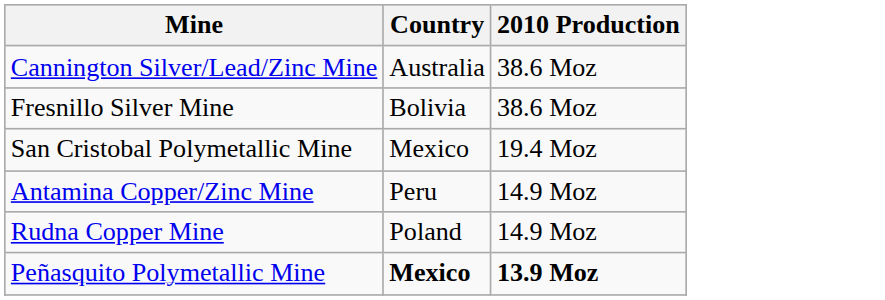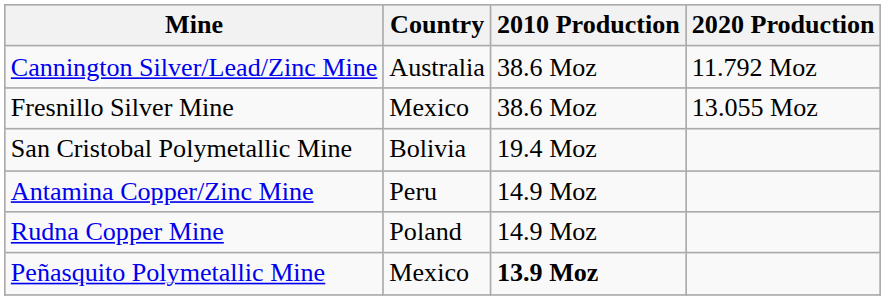+ column: (783, 25)
(428, 107) Bolivia -> (429, 107) Mexico
(429, 149) Mexico -> (428, 149) Bolivia
(430, 273) bold -> (429, 273) normal
